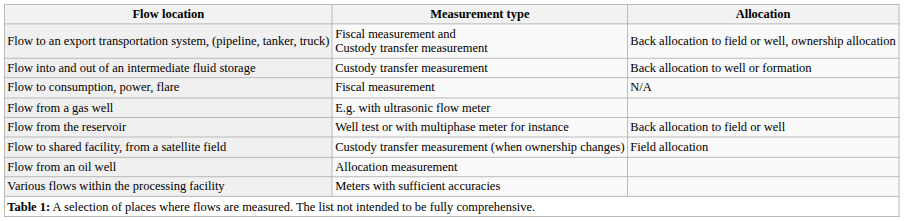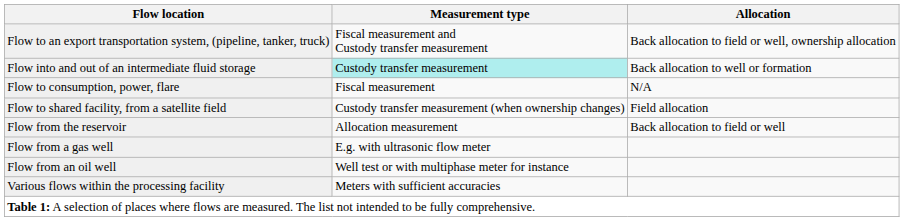(411, 68) no background -> (411, 68) paleturquoise background
rows swapped: (117, 147) <-> (60, 107)
(452, 127) Well test or with multiphase meter for instance -> (396, 127) Allocation measurement
(396, 166) Allocation measurement -> (452, 166) Well test or with multiphase meter for instance
